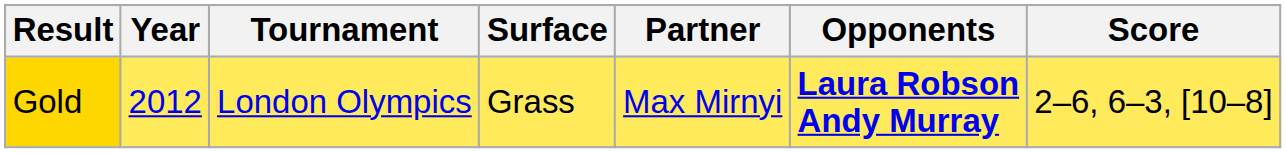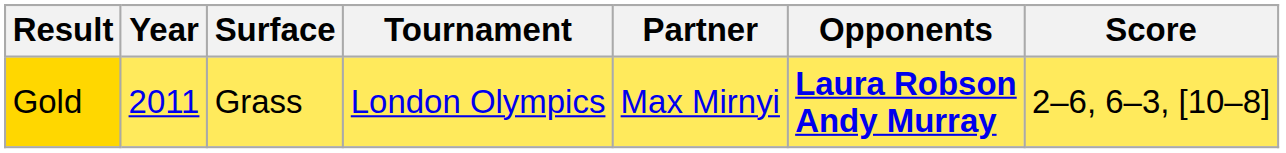columns swapped: (344, 30) <-> (547, 30)
(165, 101) 2012 -> (164, 101) 2011
